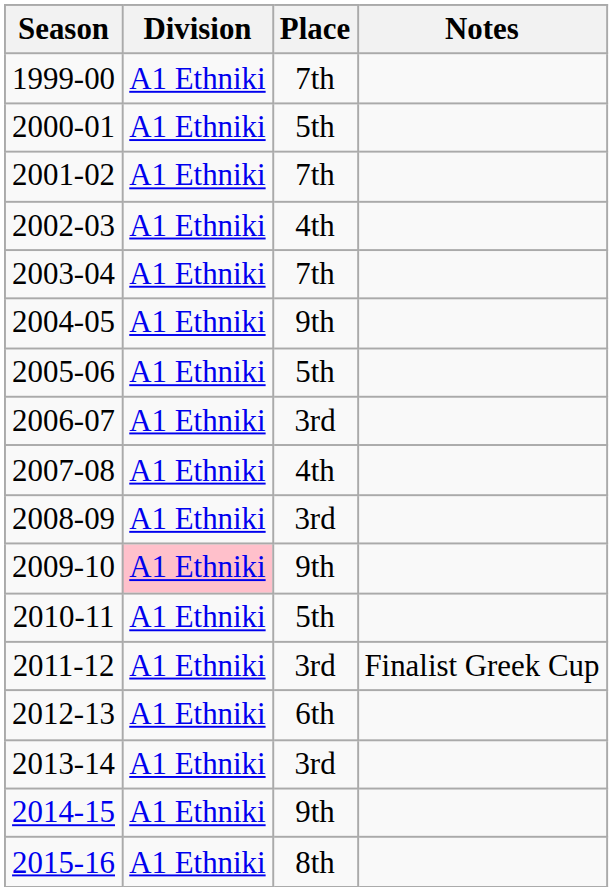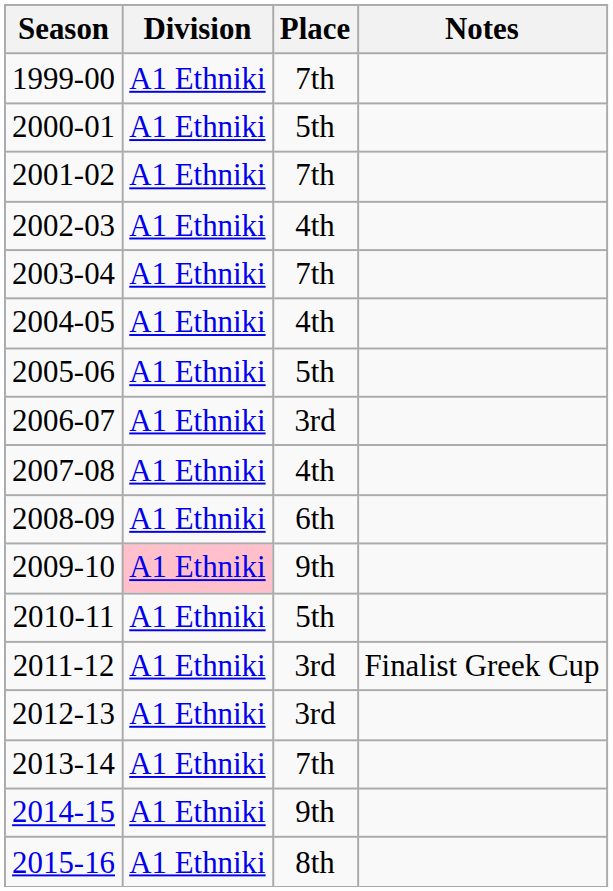(315, 322) 9th -> (315, 322) 4th
(315, 518) 3rd -> (315, 518) 6th
(315, 714) 6th -> (315, 714) 3rd
(315, 763) 3rd -> (315, 763) 7th
